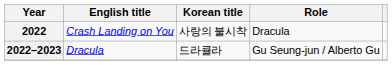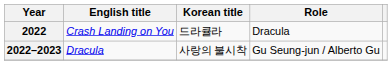(213, 31) 사랑의 불시착 -> (201, 31) 드라큘라
(201, 50) 드라큘라 -> (213, 50) 사랑의 불시착
